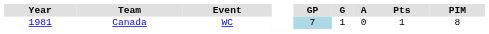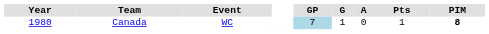(40, 23) 1981 -> (40, 23) 1980
(457, 23) normal -> (457, 23) bold
